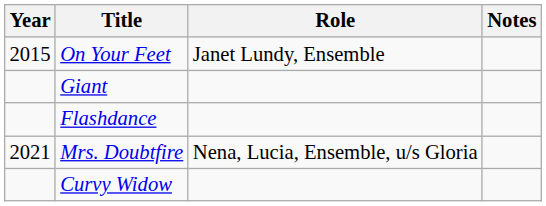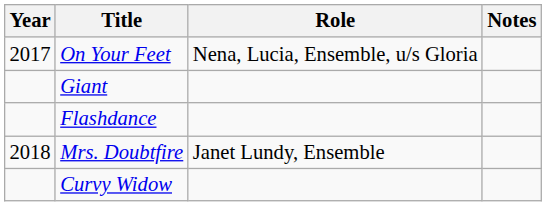(30, 53) 2015 -> (30, 53) 2017
(289, 53) Janet Lundy, Ensemble -> (335, 53) Nena, Lucia, Ensemble, u/s Gloria
(30, 151) 2021 -> (30, 151) 2018
(335, 151) Nena, Lucia, Ensemble, u/s Gloria -> (289, 151) Janet Lundy, Ensemble
